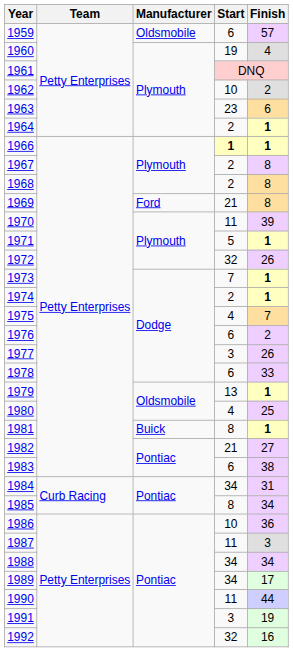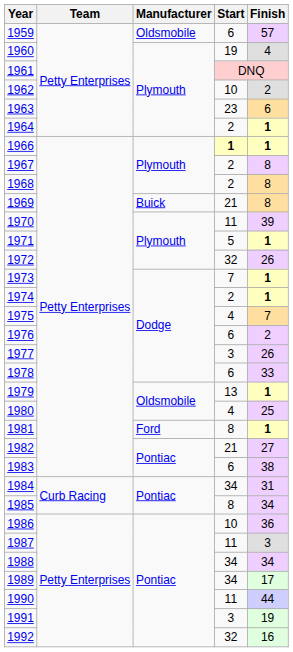(148, 203) Ford -> (151, 203) Buick
(151, 430) Buick -> (148, 430) Ford
